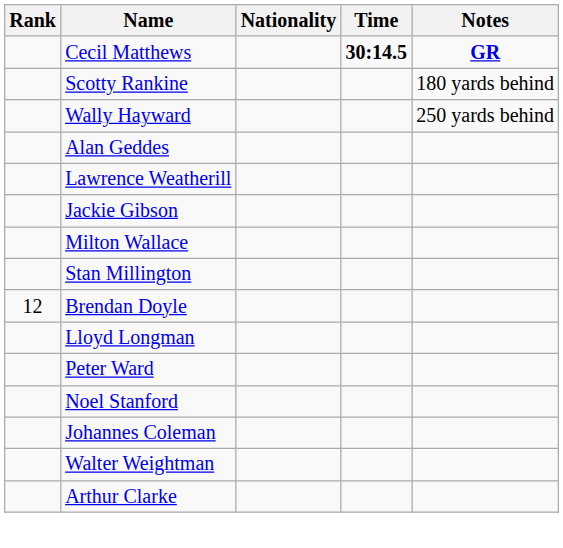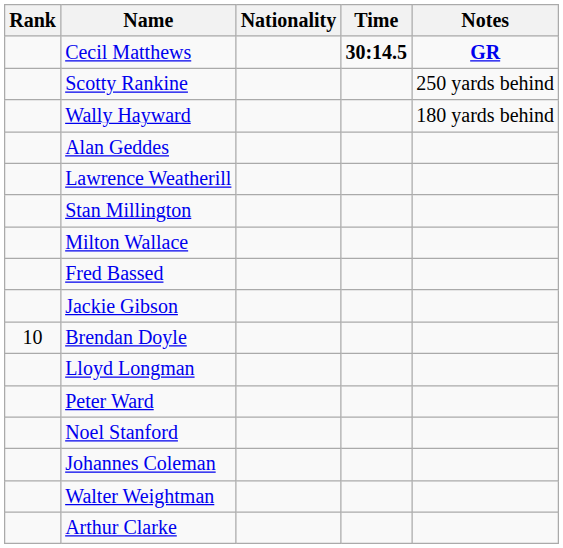(485, 83) 180 yards behind -> (485, 83) 250 yards behind
(485, 115) 250 yards behind -> (485, 115) 180 yards behind
rows swapped: (122, 210) <-> (128, 274)
+ row: (114, 274)
(33, 305) 12 -> (33, 337) 10
